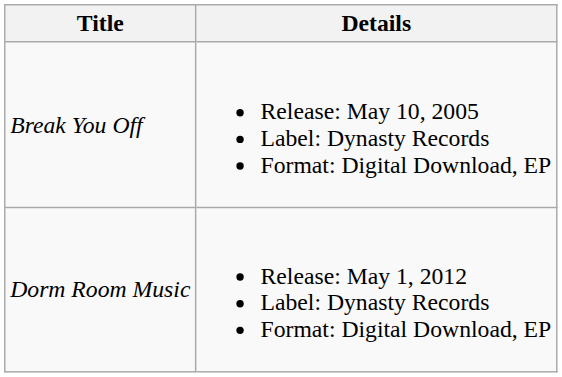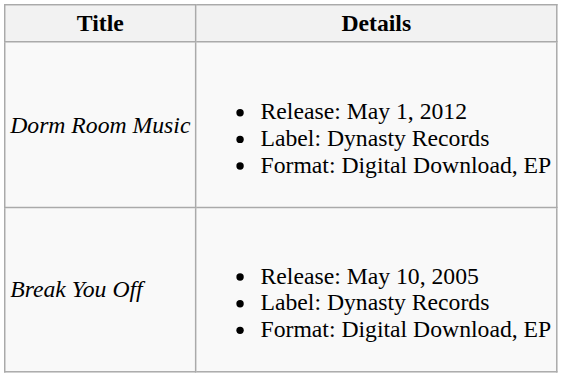rows swapped: (76, 124) <-> (100, 289)
